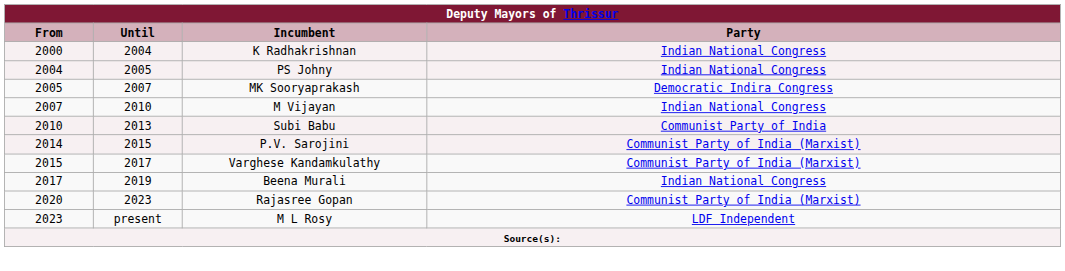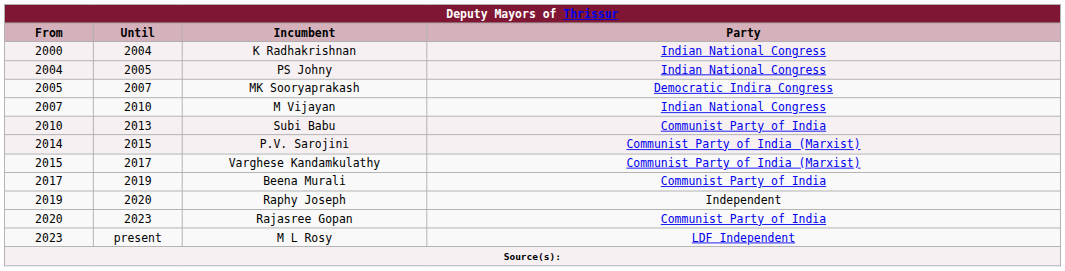(743, 182) Indian National Congress -> (743, 182) Communist Party of India
+ row: (304, 200)
(743, 200) Communist Party of India (Marxist) -> (743, 219) Communist Party of India
